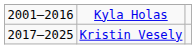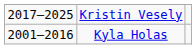rows swapped: (131, 14) <-> (131, 34)
